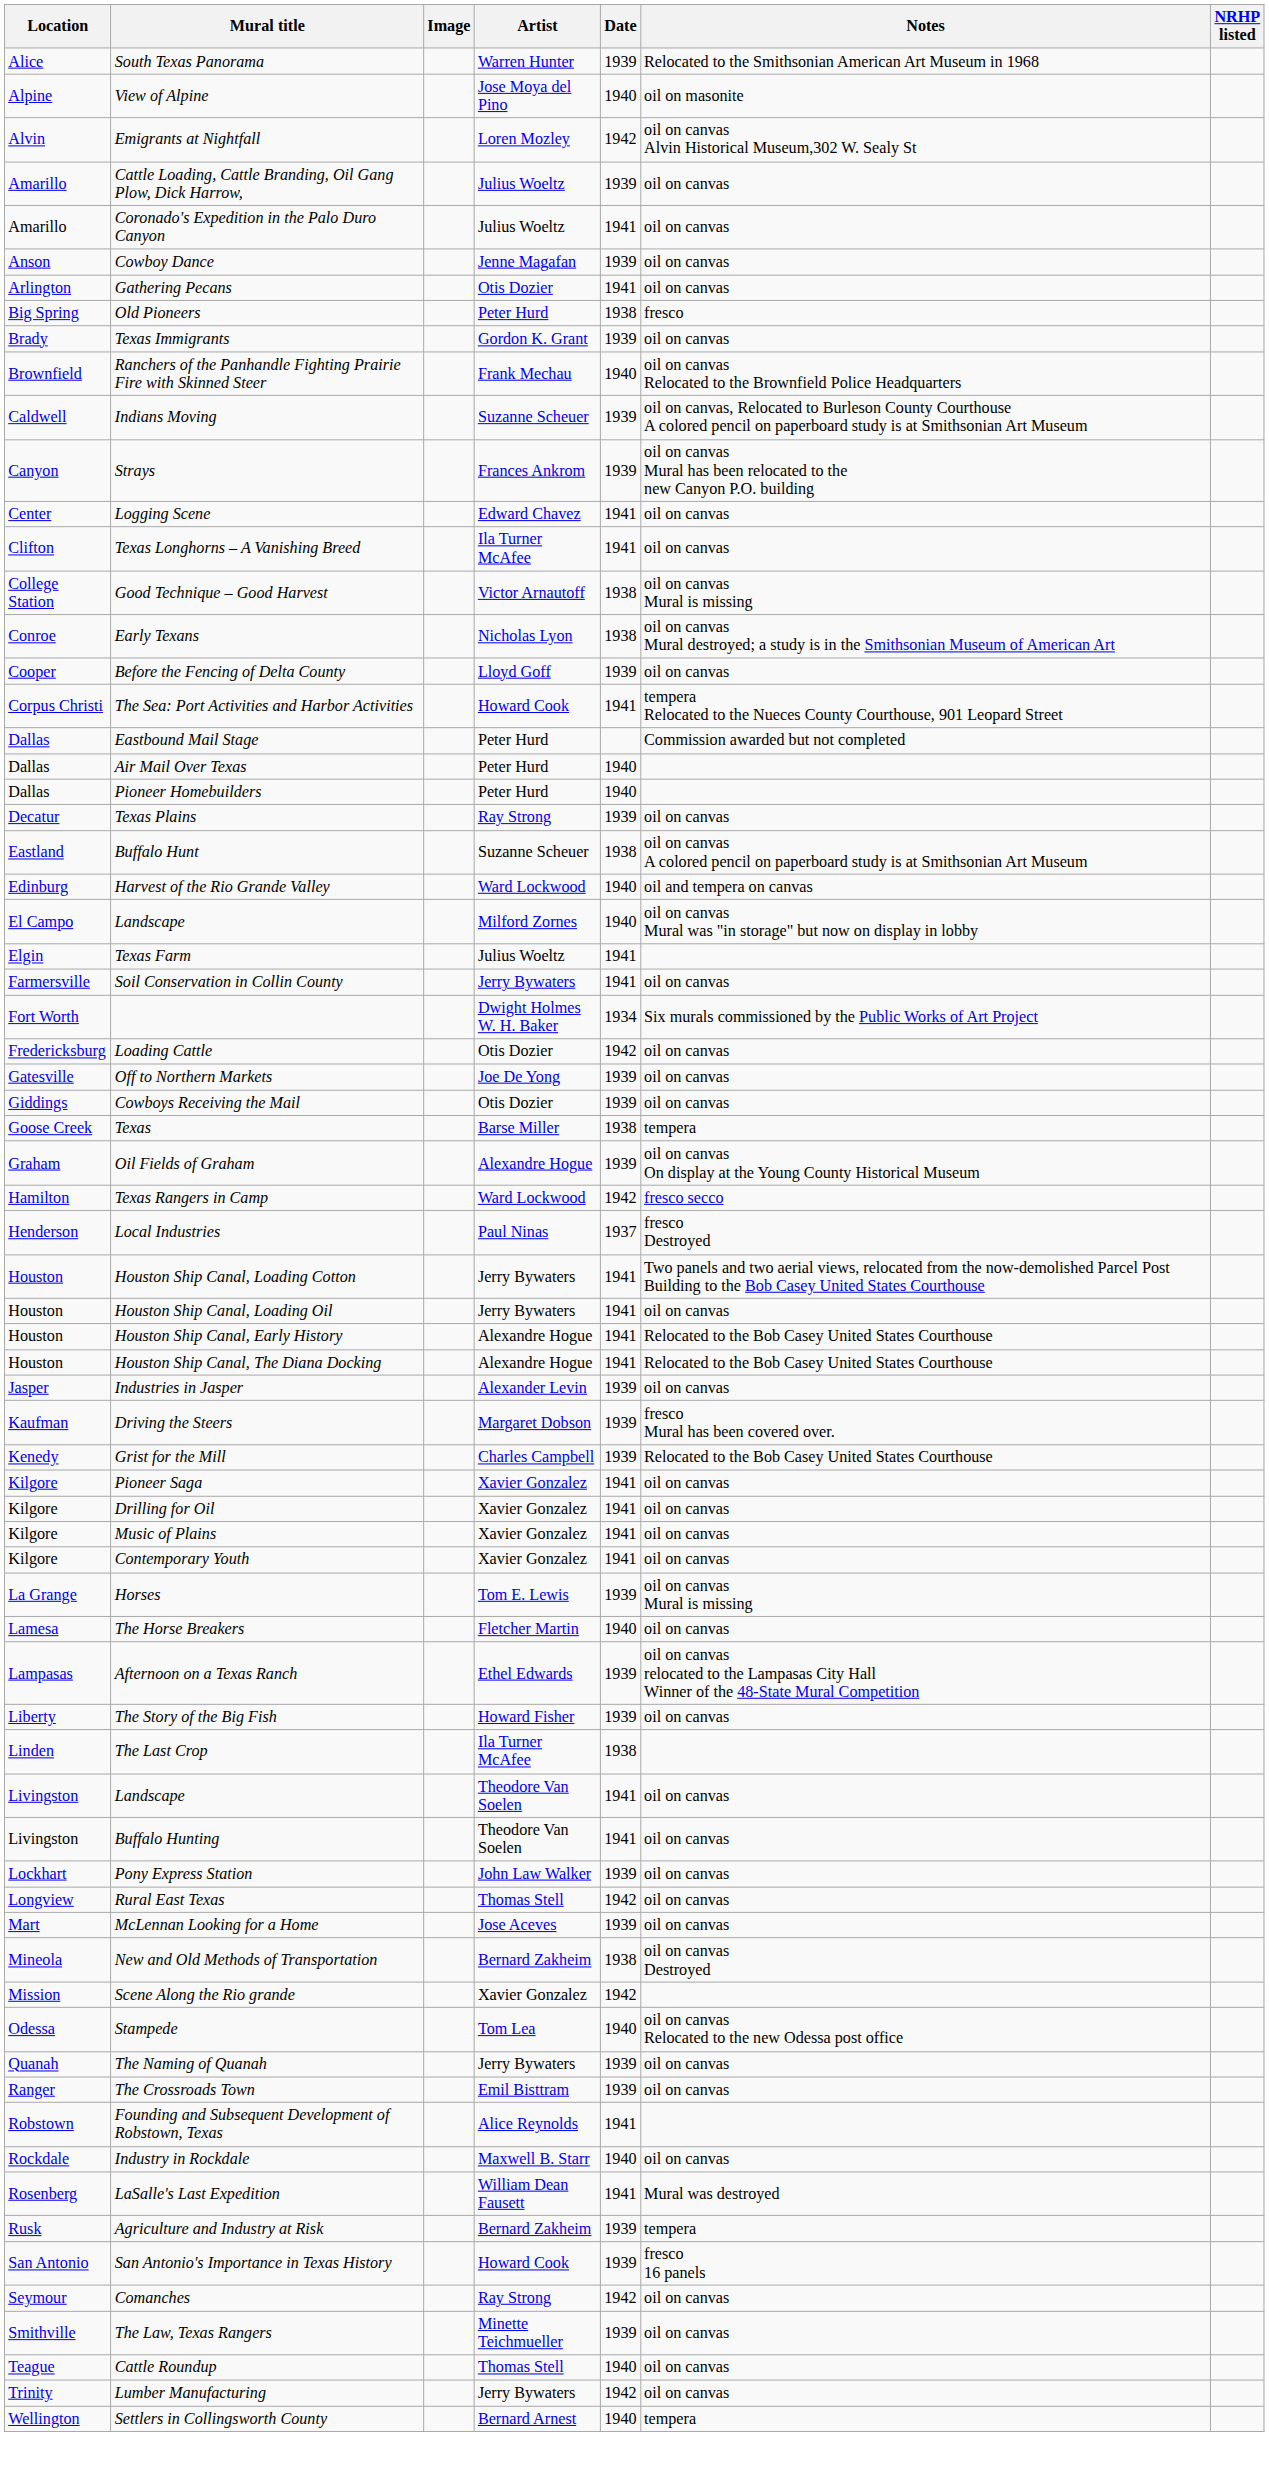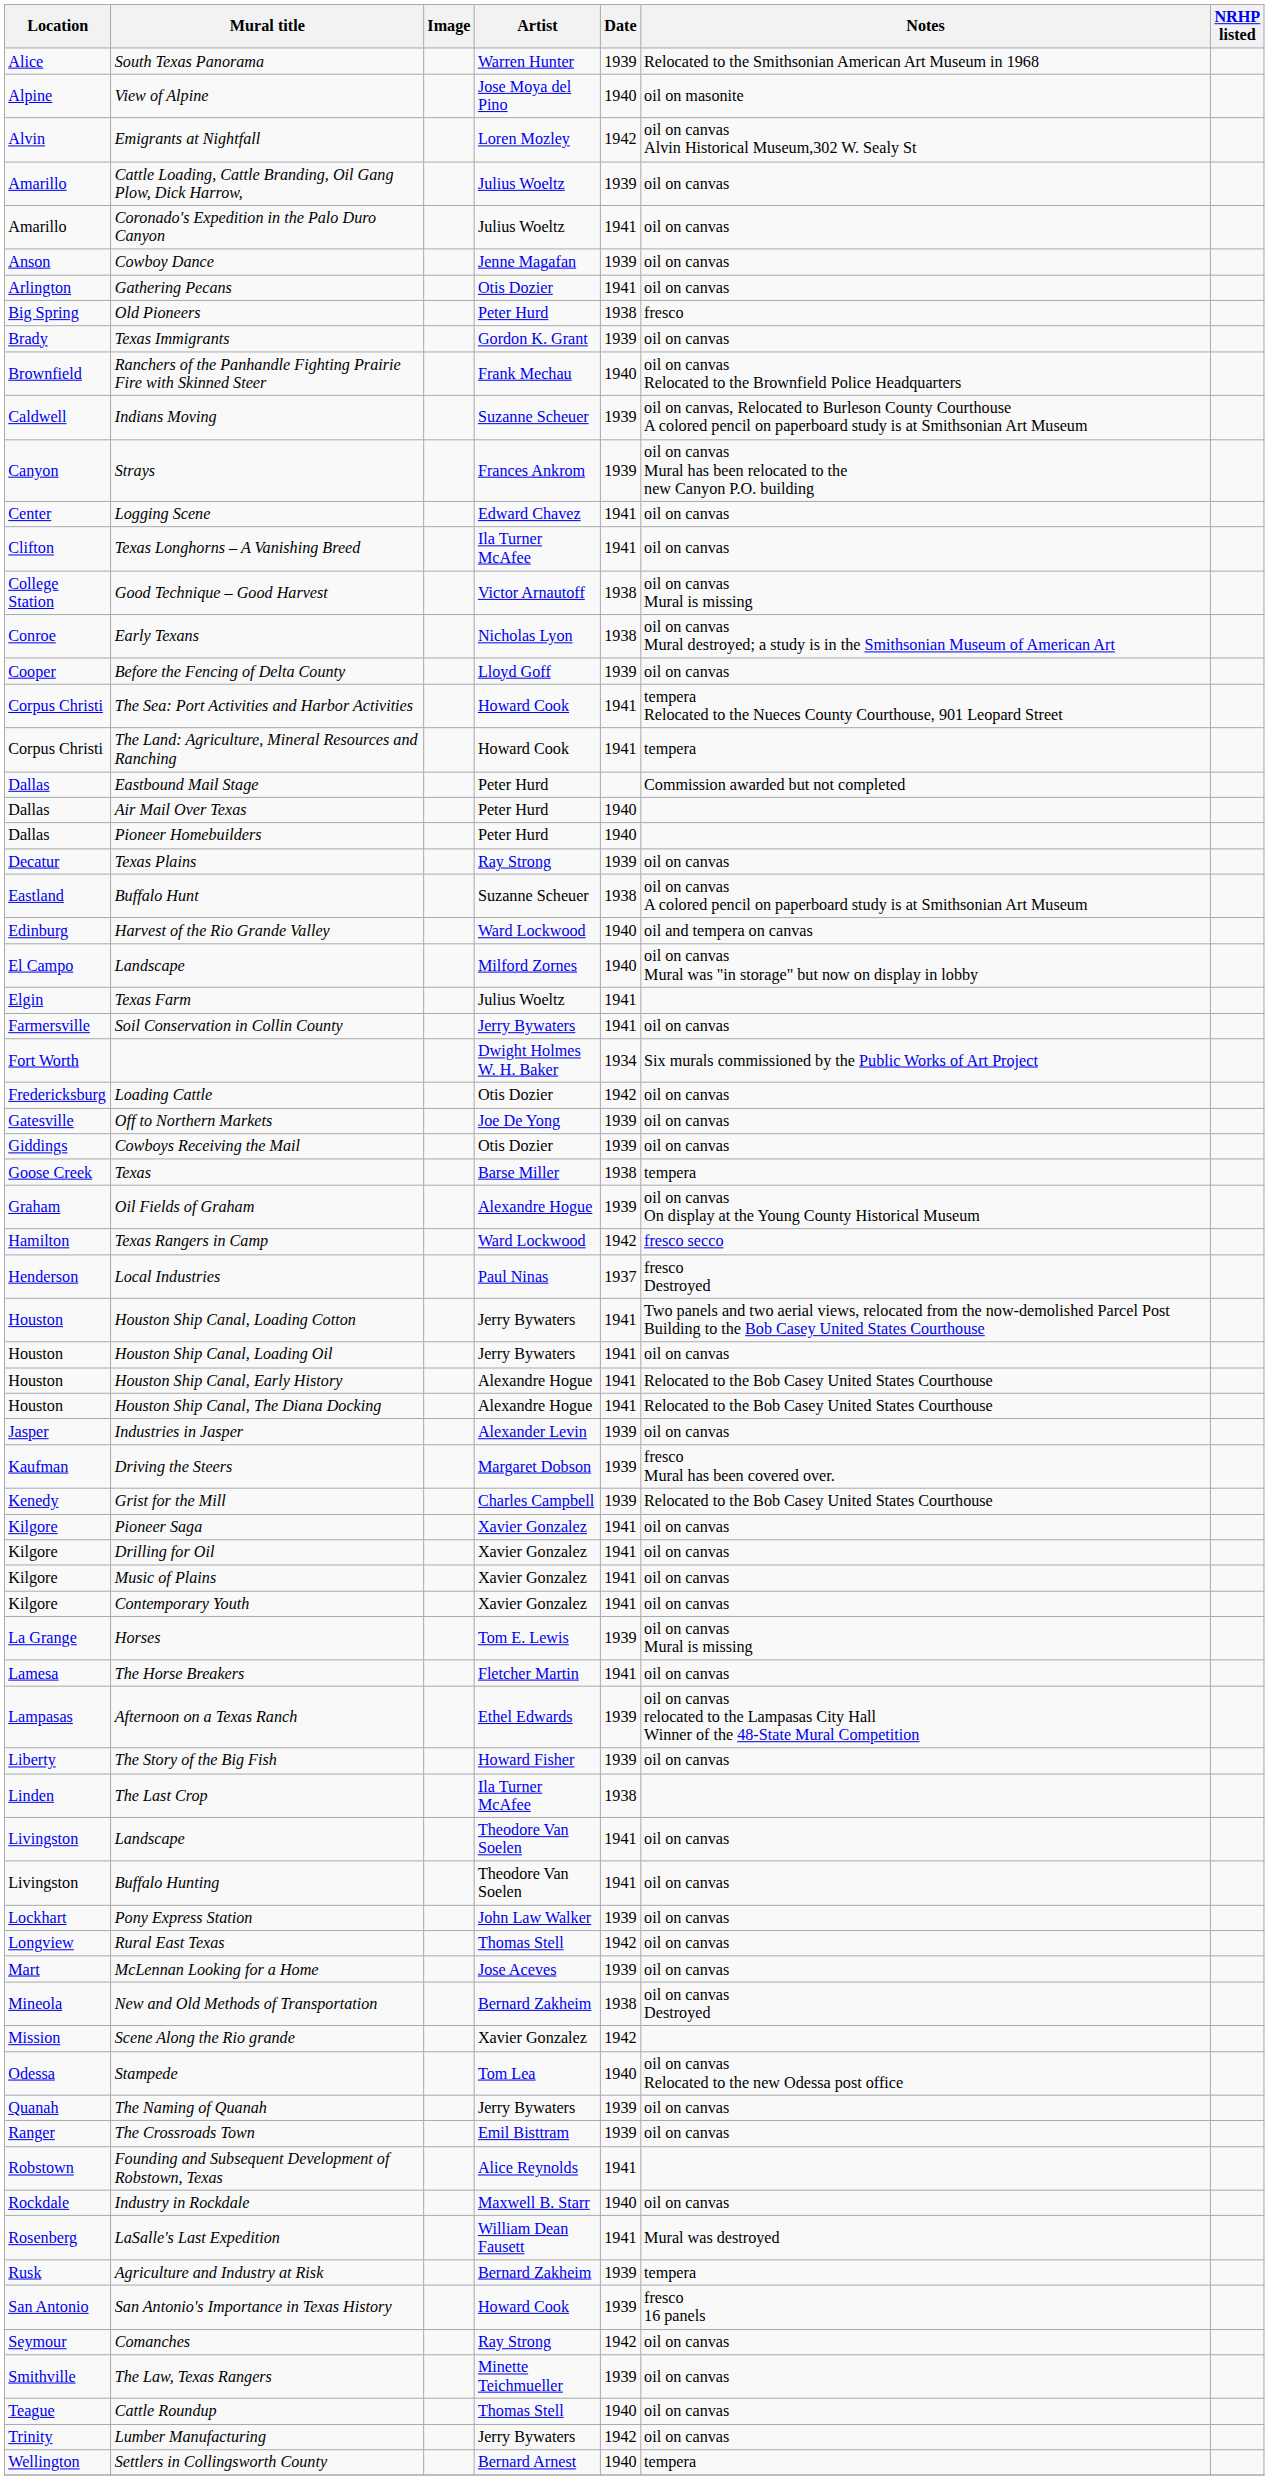+ row: (56, 749)
(620, 1629) 1940 -> (620, 1673) 1941
